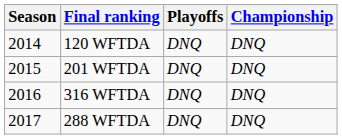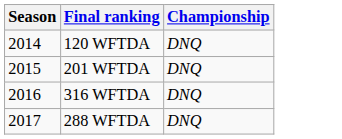- column: (195, 17)
